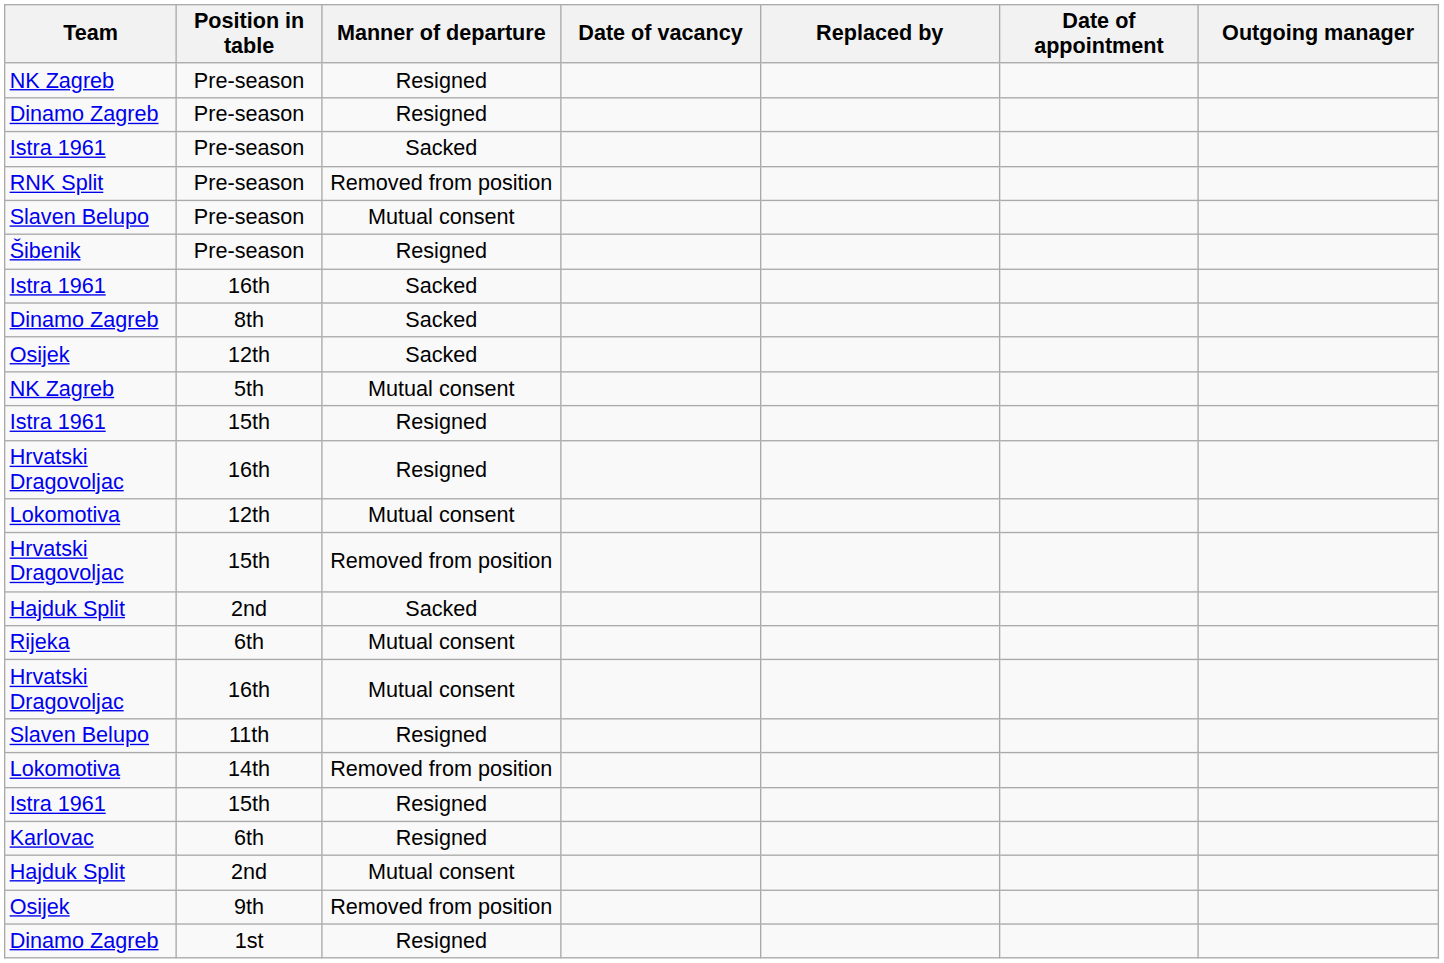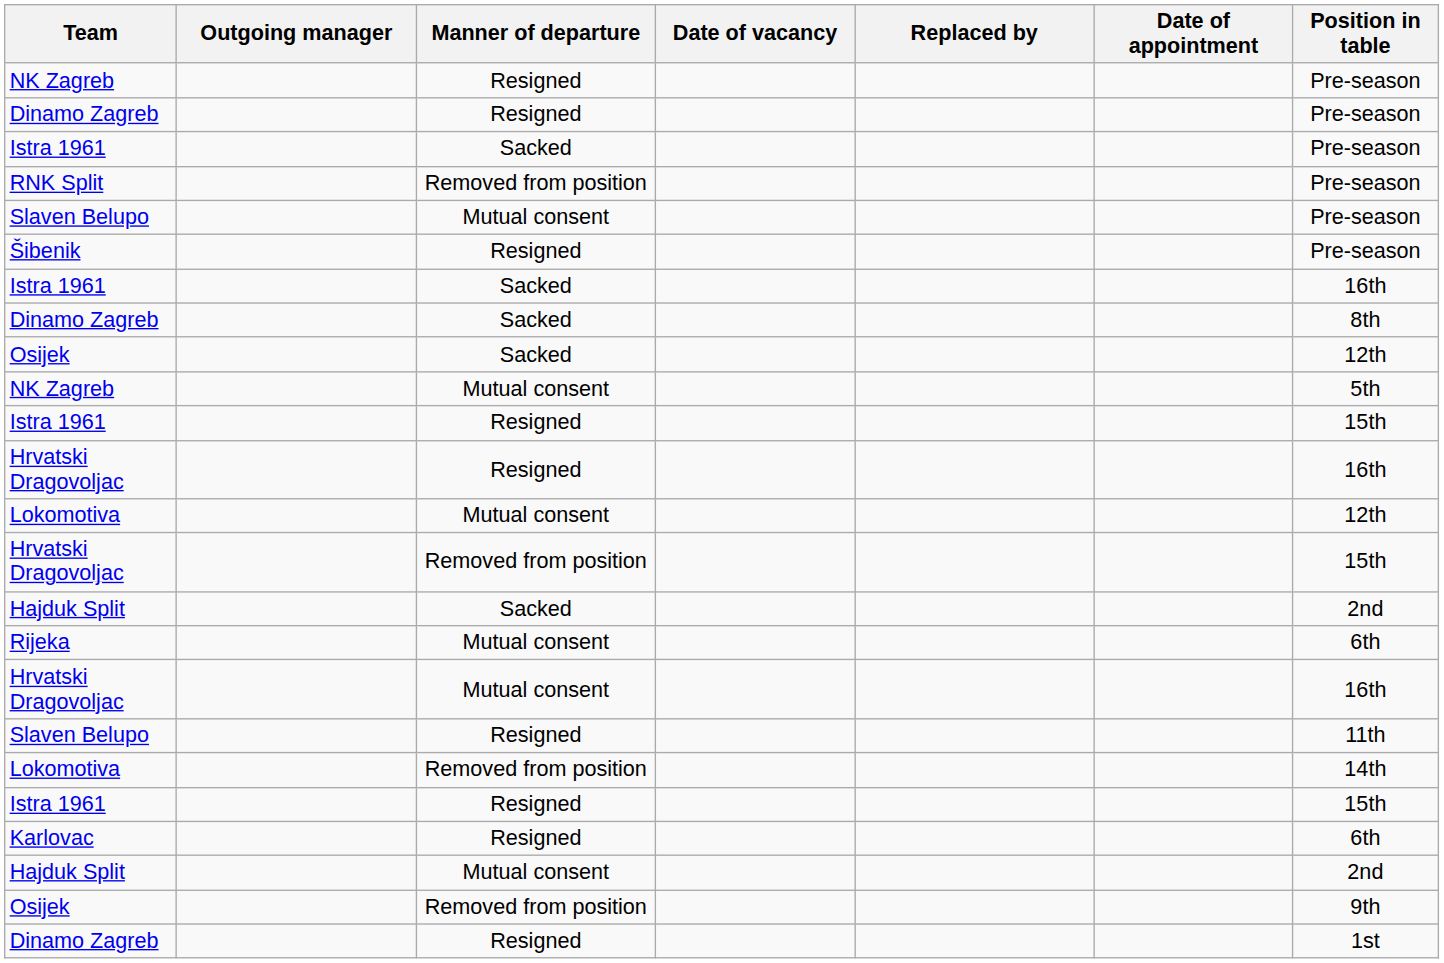columns swapped: (1318, 33) <-> (249, 33)
